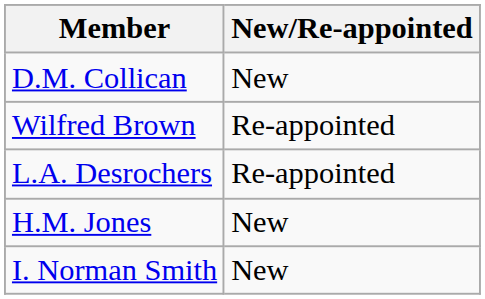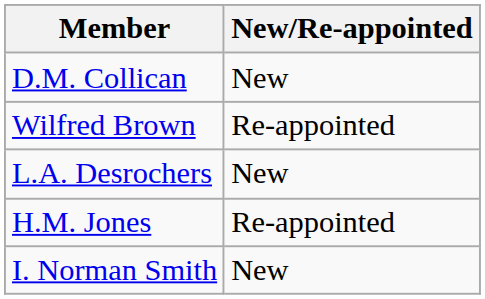(313, 173) Re-appointed -> (260, 173) New
(260, 221) New -> (313, 221) Re-appointed
